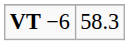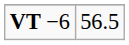(100, 22) 58.3 -> (100, 22) 56.5
